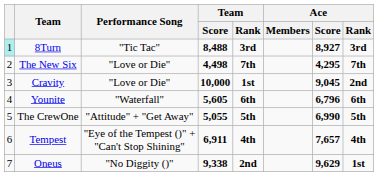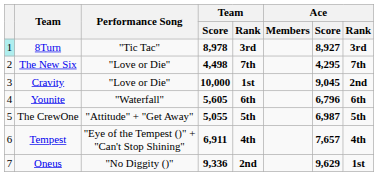(215, 47) 8,488 -> (215, 47) 8,978
(328, 116) 6,990 -> (328, 116) 6,987
(215, 163) 9,338 -> (215, 163) 9,336
